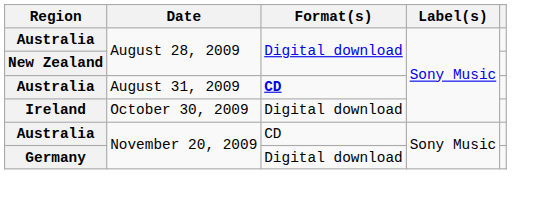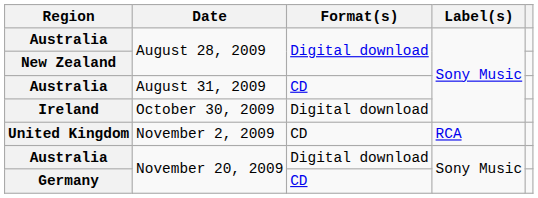(273, 87) bold -> (299, 87) normal
+ row: (69, 134)
(273, 134) CD -> (359, 157) Digital download
(333, 157) Digital download -> (299, 181) CD
